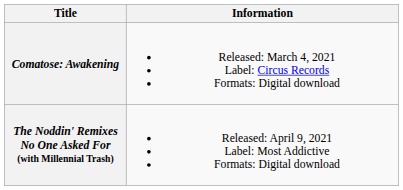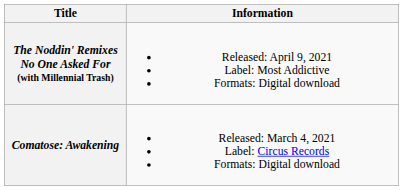rows swapped: (65, 63) <-> (65, 144)
